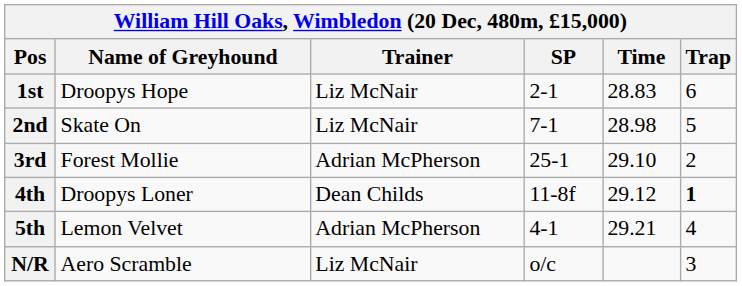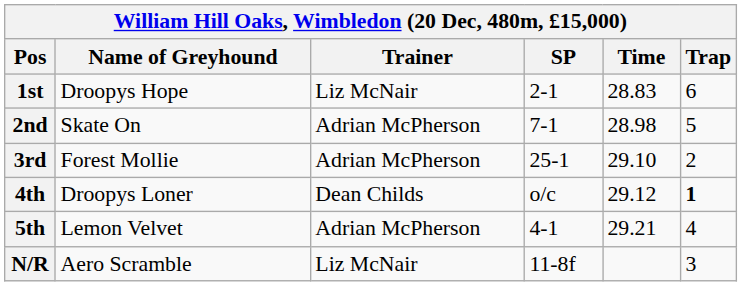(366, 125) Liz McNair -> (398, 125) Adrian McPherson
(553, 194) 11-8f -> (543, 194) o/c
(543, 263) o/c -> (553, 263) 11-8f
